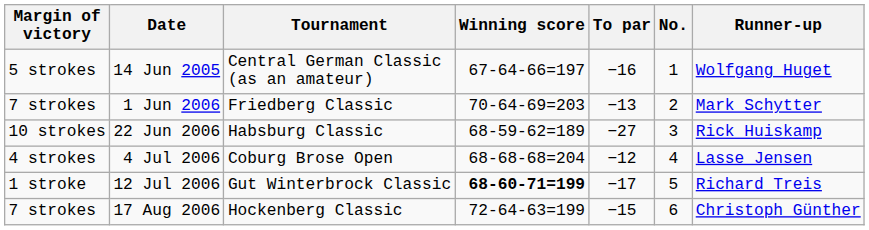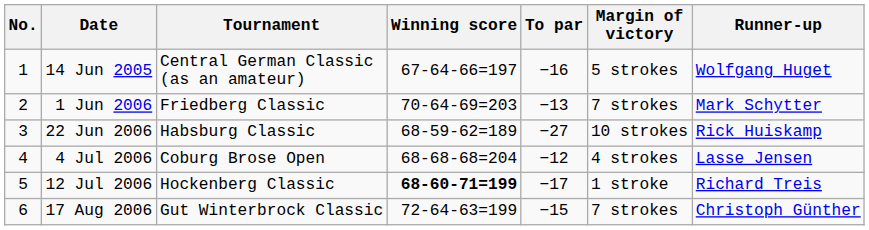columns swapped: (673, 27) <-> (57, 27)
(340, 185) Gut Winterbrock Classic -> (247, 185) Hockenberg Classic
(315, 211) Hockenberg Classic -> (272, 211) Gut Winterbrock Classic
